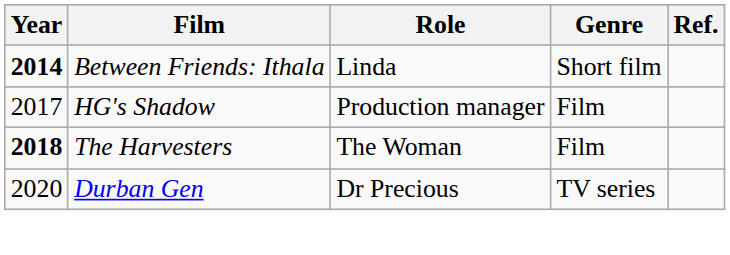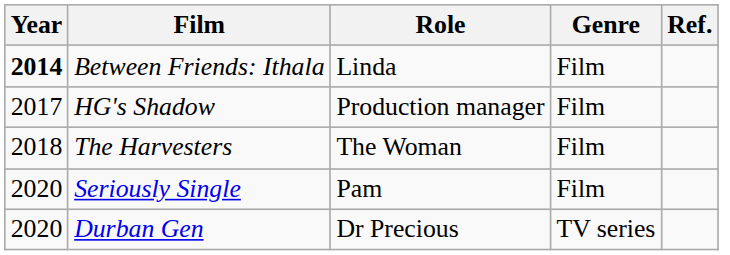(609, 65) Short film -> (581, 65) Film
(37, 147) bold -> (37, 147) normal
+ row: (157, 188)
